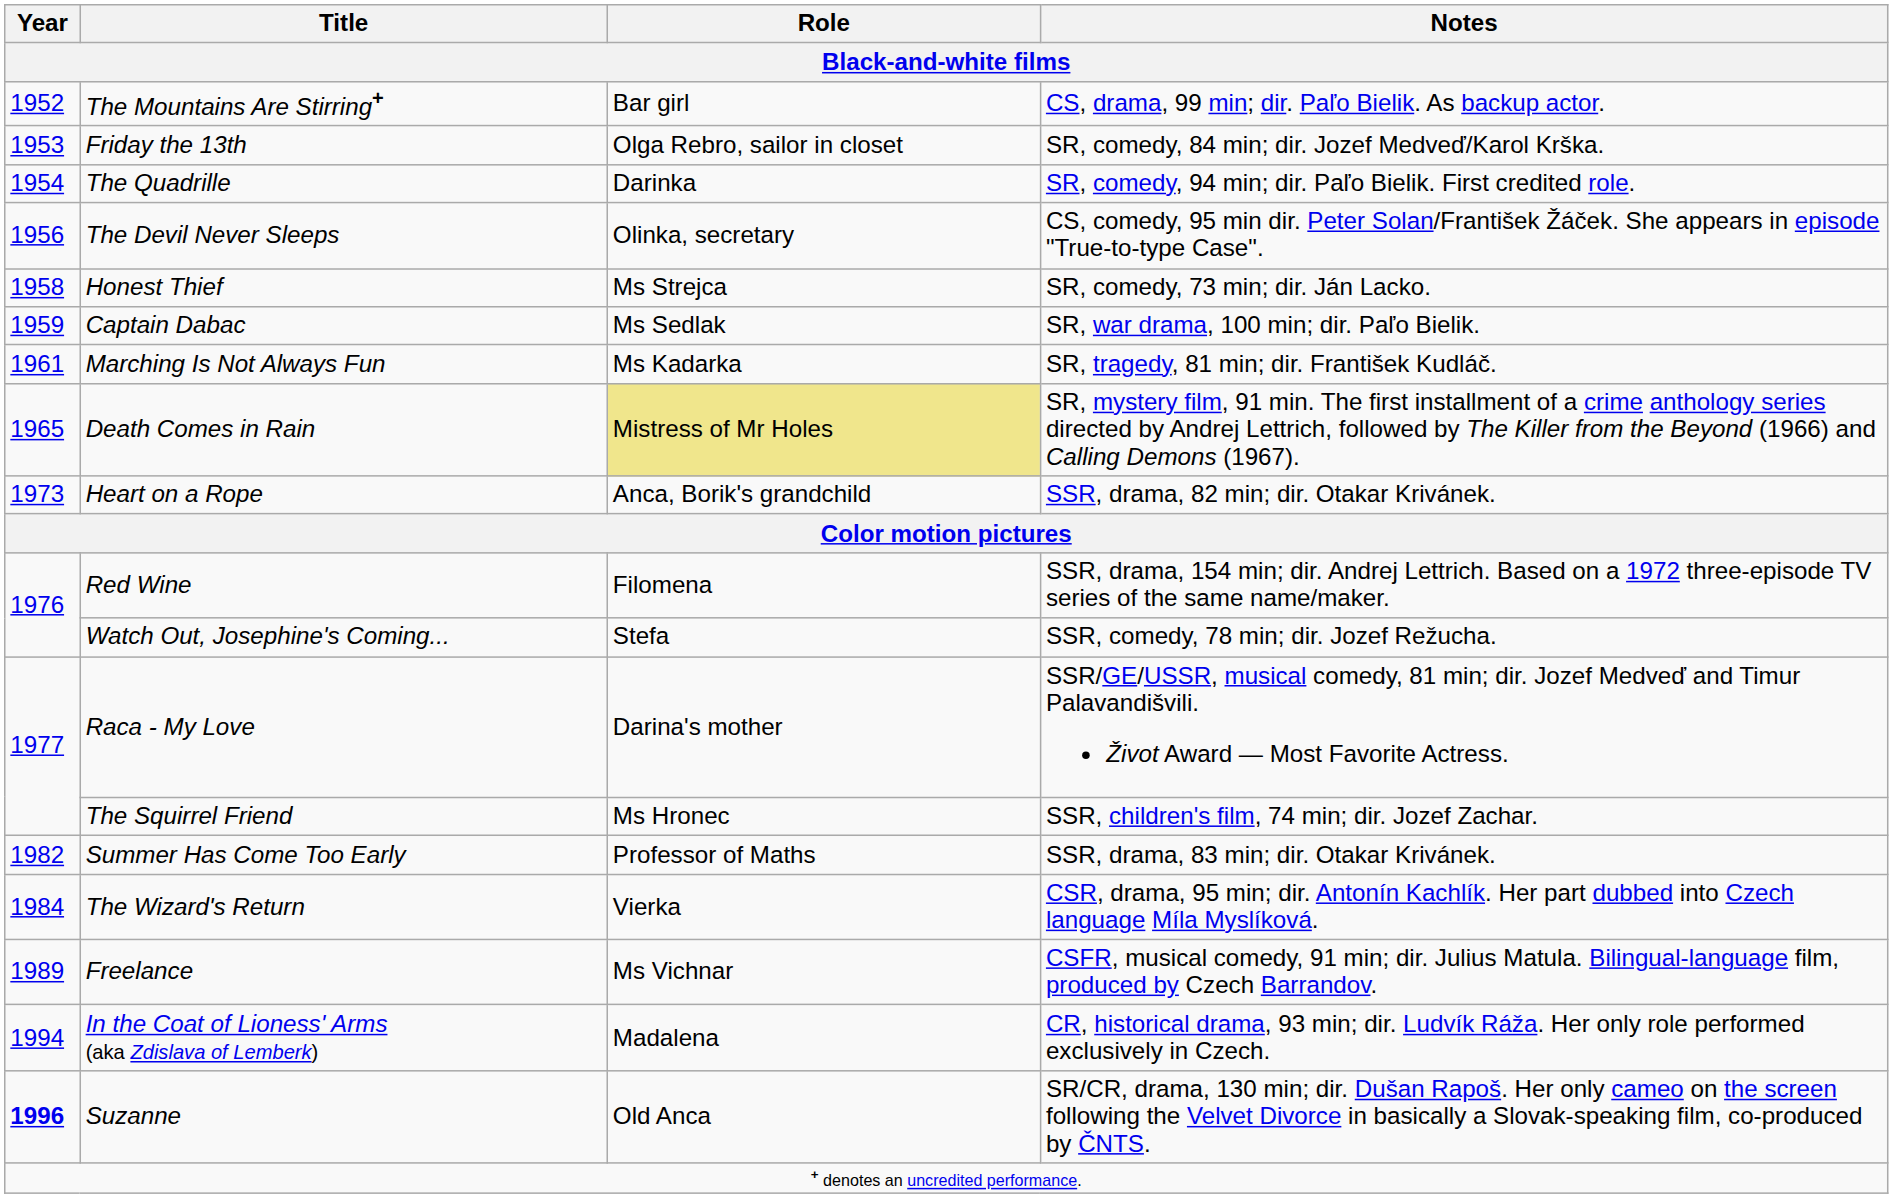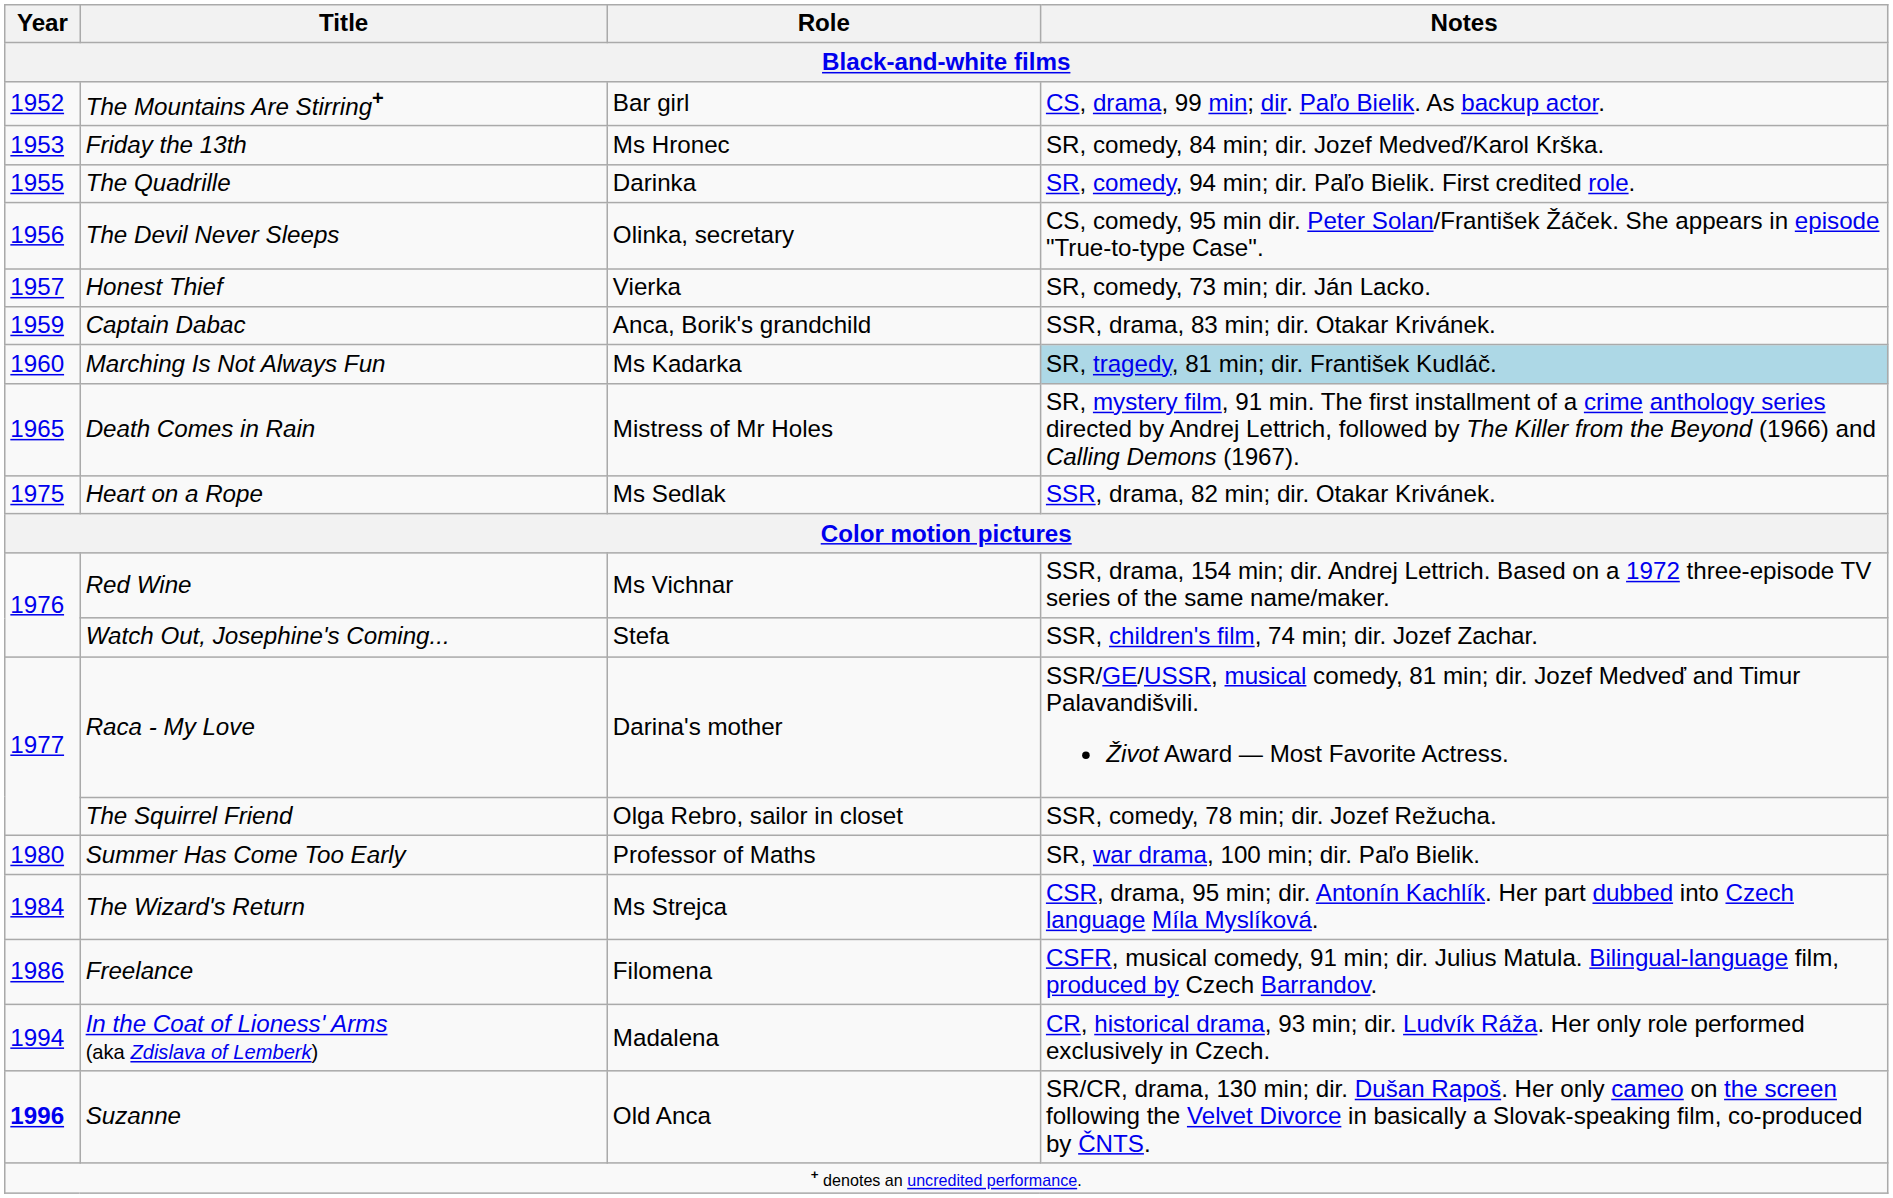(758, 145) Olga Rebro, sailor in closet -> (671, 145) Ms Hronec
(37, 183) 1954 -> (37, 183) 1955
(37, 287) 1958 -> (37, 287) 1957
(670, 287) Ms Strejca -> (647, 287) Vierka
(669, 325) Ms Sedlak -> (742, 325) Anca, Borik's grandchild
(1263, 325) SR, war drama, 100 min; dir. Paľo Bielik. -> (1271, 325) SSR, drama, 83 min; dir. Otakar Krivánek.
(37, 363) 1961 -> (37, 363) 1960
(1271, 363) no background -> (1271, 363) lightblue background
(723, 429) khaki background -> (723, 429) no background
(37, 494) 1973 -> (37, 494) 1975
(742, 494) Anca, Borik's grandchild -> (669, 494) Ms Sedlak
(663, 585) Filomena -> (673, 585) Ms Vichnar
(1271, 637) SSR, comedy, 78 min; dir. Jozef Režucha. -> (1292, 637) SSR, children's film, 74 min; dir. Jozef Zachar.
(671, 816) Ms Hronec -> (758, 816) Olga Rebro, sailor in closet
(1292, 816) SSR, children's film, 74 min; dir. Jozef Zachar. -> (1271, 816) SSR, comedy, 78 min; dir. Jozef Režucha.
(37, 854) 1982 -> (37, 854) 1980
(1271, 854) SSR, drama, 83 min; dir. Otakar Krivánek. -> (1263, 854) SR, war drama, 100 min; dir. Paľo Bielik.
(647, 906) Vierka -> (670, 906) Ms Strejca
(37, 972) 1989 -> (37, 972) 1986
(673, 972) Ms Vichnar -> (663, 972) Filomena
